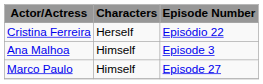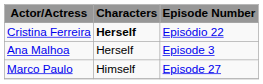(115, 32) normal -> (116, 32) bold
(116, 50) Himself -> (115, 50) Herself
